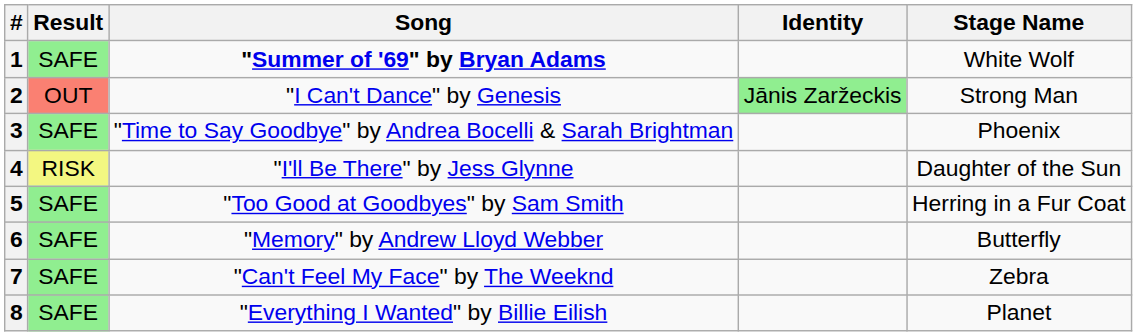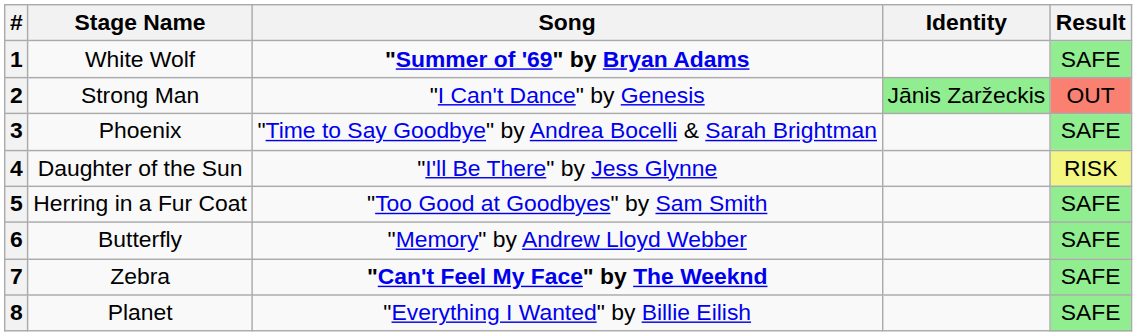columns swapped: (1019, 22) <-> (68, 22)
(424, 276) normal -> (567, 276) bold
